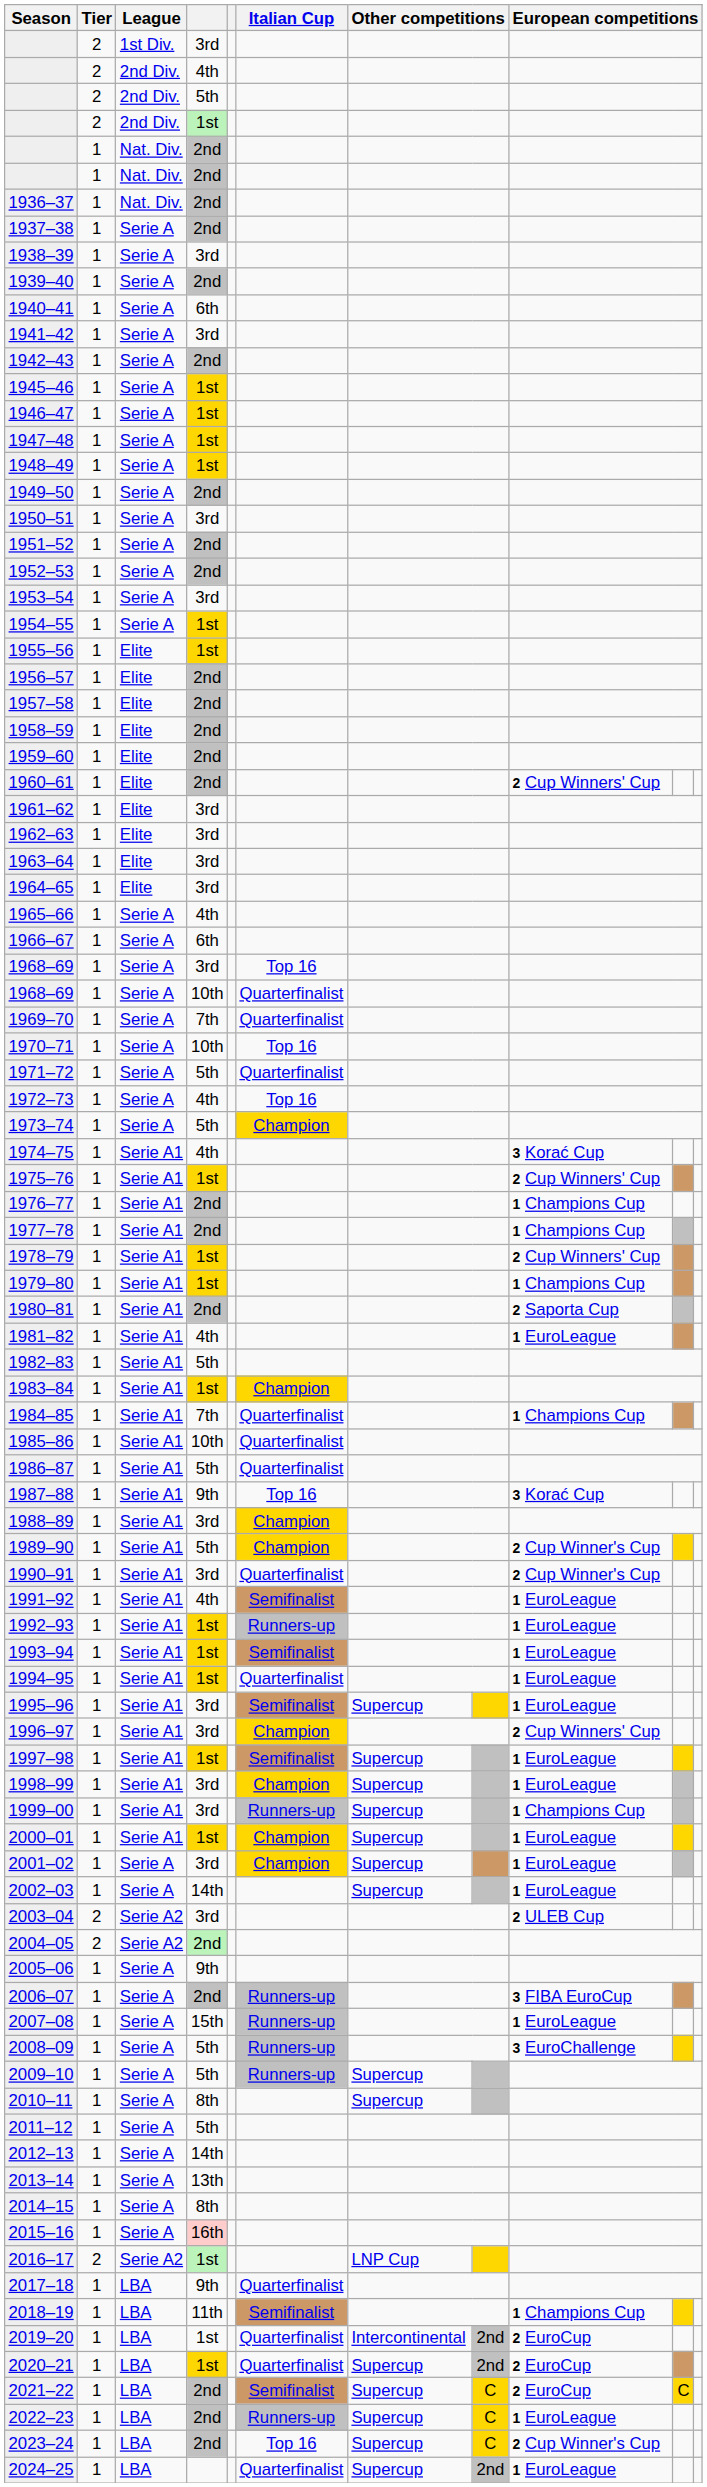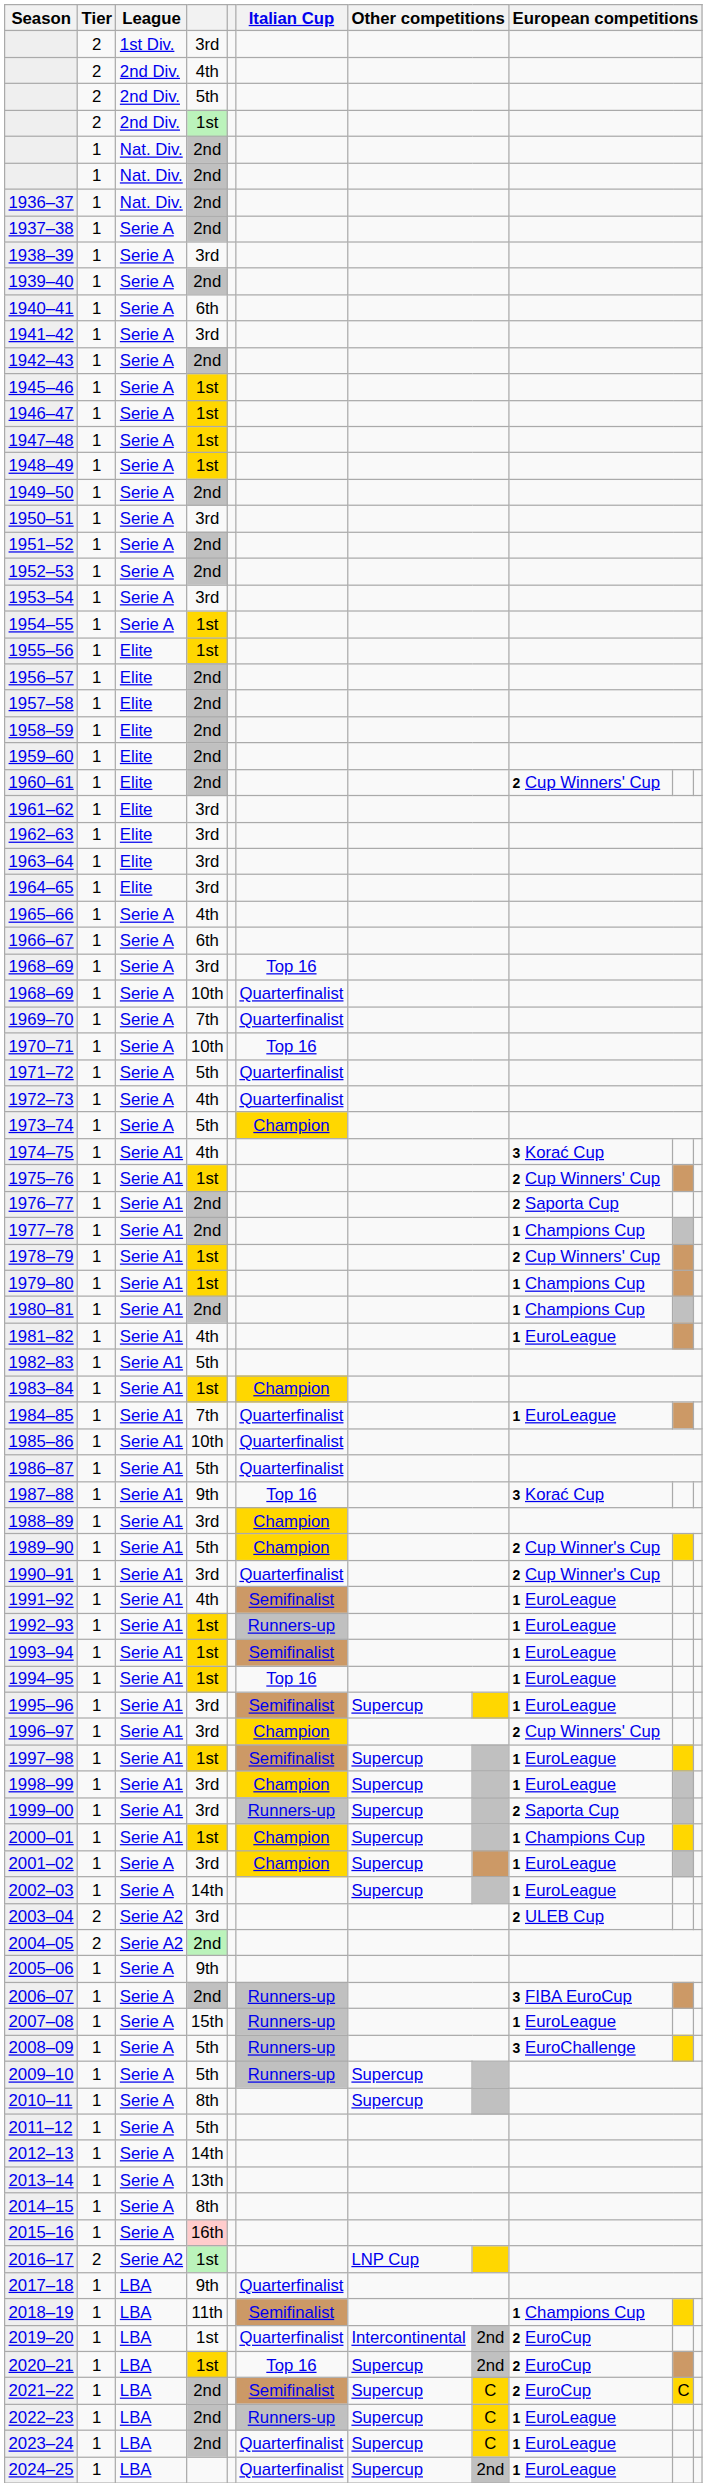(291, 1098) Top 16 -> (291, 1098) Quarterfinalist
(579, 1204) 1 Champions Cup -> (566, 1204) 2 Saporta Cup
(566, 1309) 2 Saporta Cup -> (579, 1309) 1 Champions Cup
(579, 1415) 1 Champions Cup -> (564, 1415) 1 EuroLeague
(291, 1679) Quarterfinalist -> (291, 1679) Top 16
(579, 1810) 1 Champions Cup -> (566, 1810) 2 Saporta Cup
(564, 1837) 1 EuroLeague -> (579, 1837) 1 Champions Cup
(291, 2364) Quarterfinalist -> (291, 2364) Top 16
(291, 2443) Top 16 -> (291, 2443) Quarterfinalist
(586, 2443) 2 Cup Winner's Cup -> (564, 2443) 1 EuroLeague
